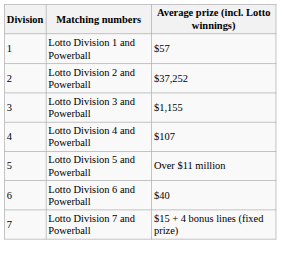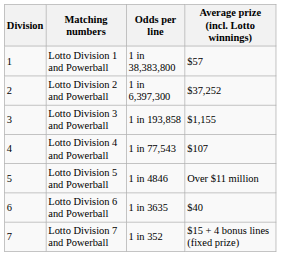+ column: (155, 25)
